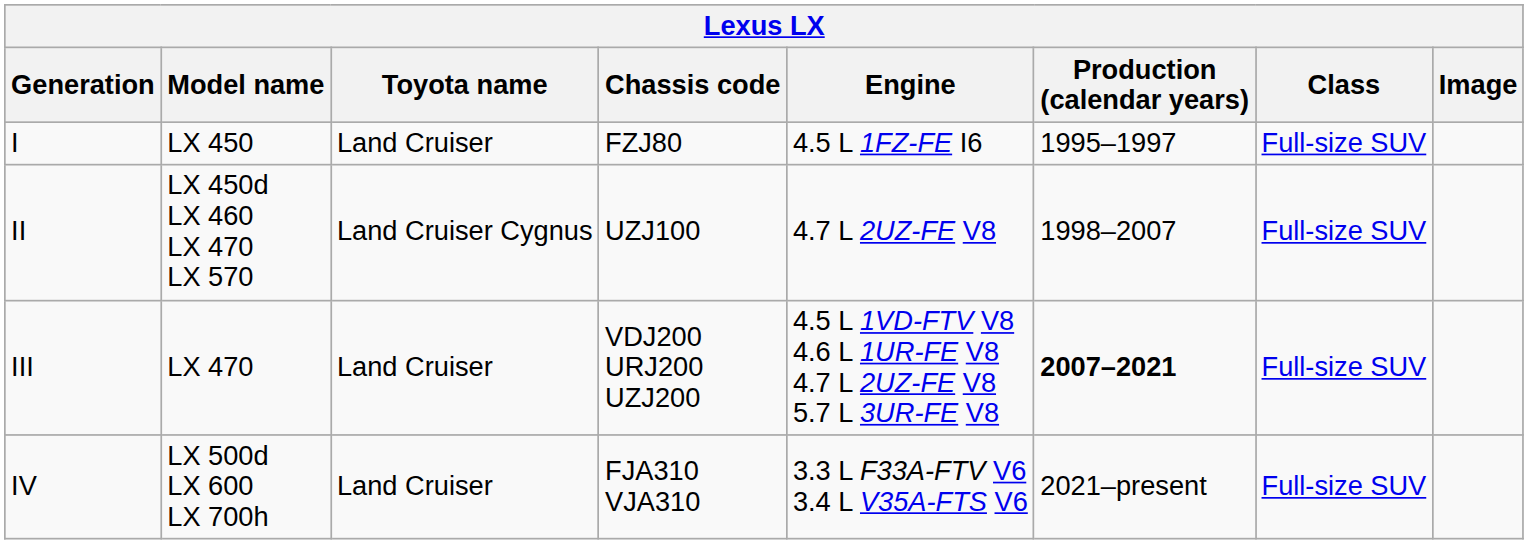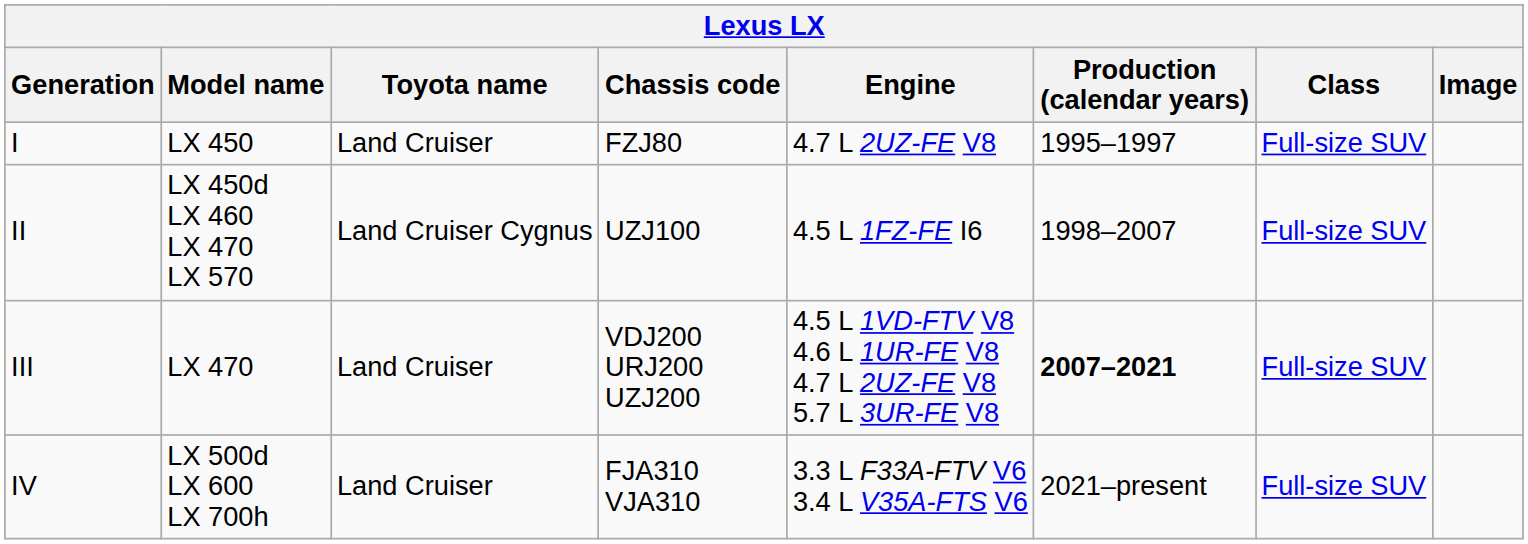(888, 142) 4.5 L 1FZ-FE I6 -> (894, 142) 4.7 L 2UZ-FE V8
(894, 231) 4.7 L 2UZ-FE V8 -> (888, 231) 4.5 L 1FZ-FE I6
